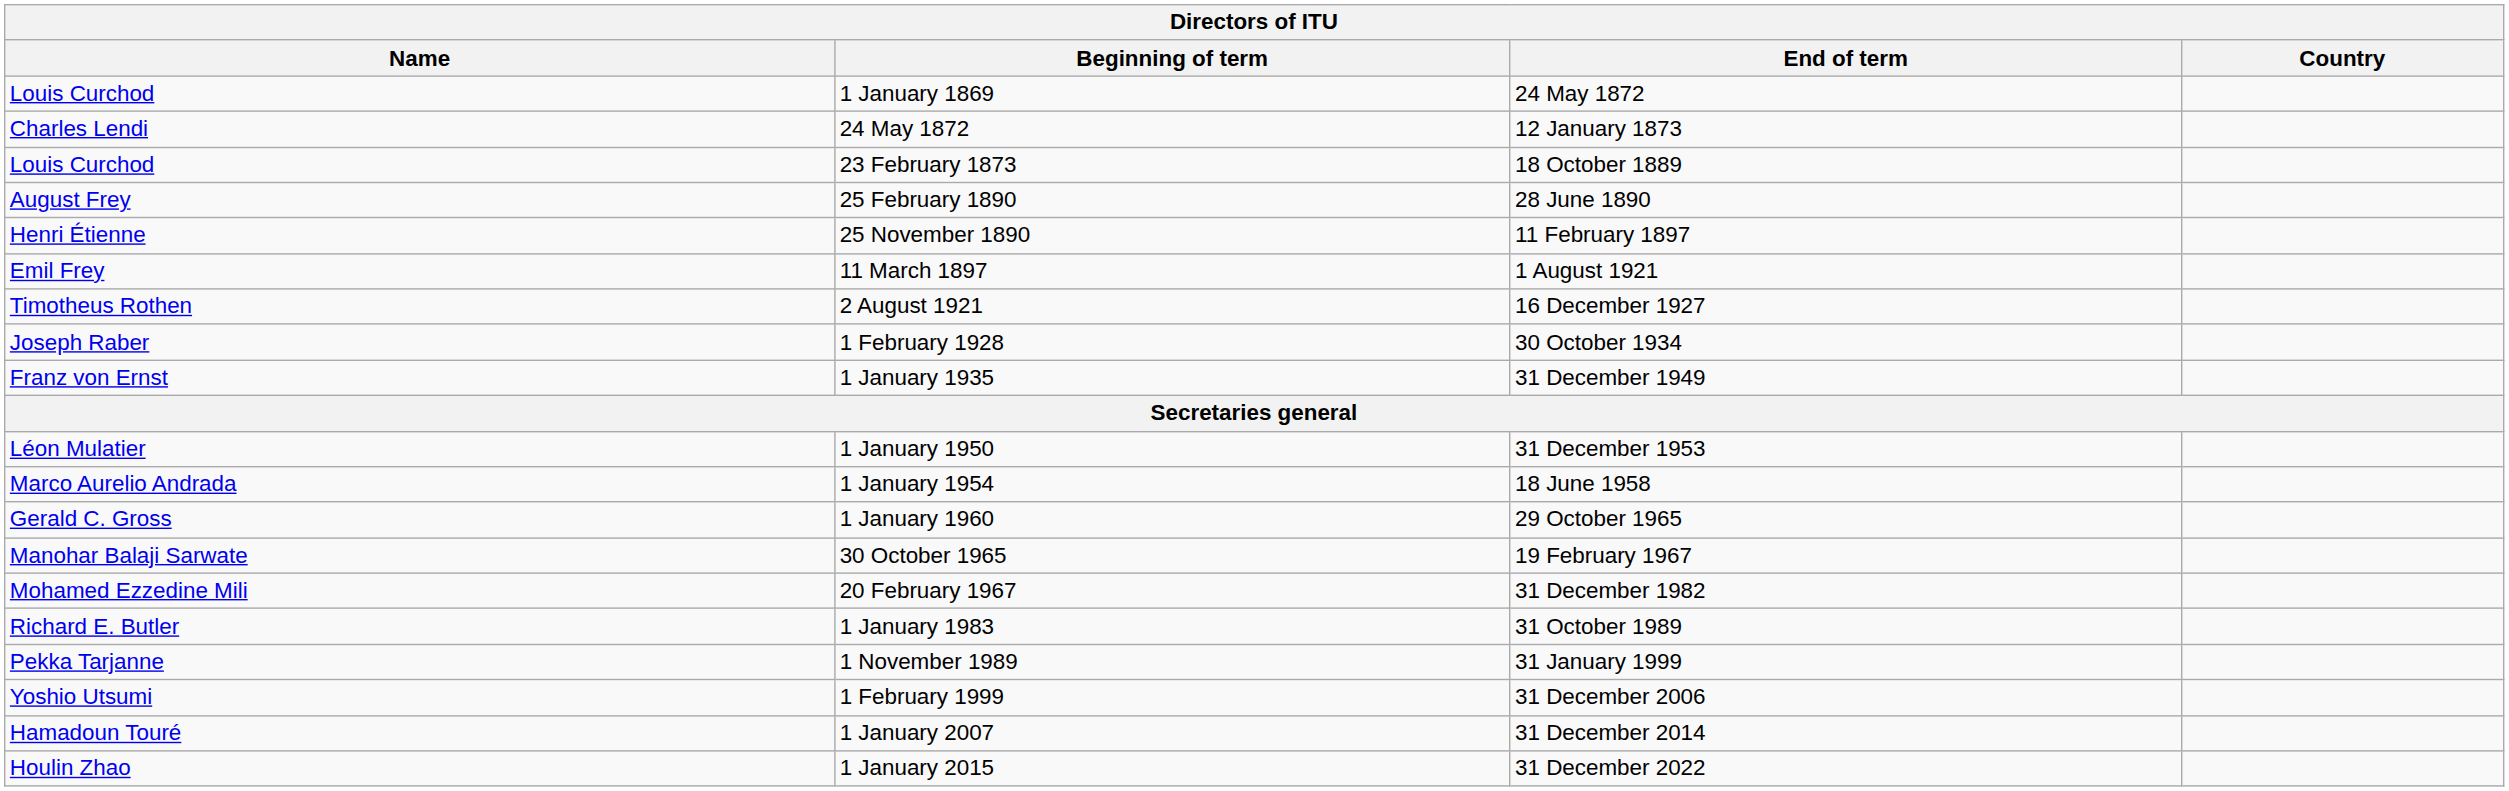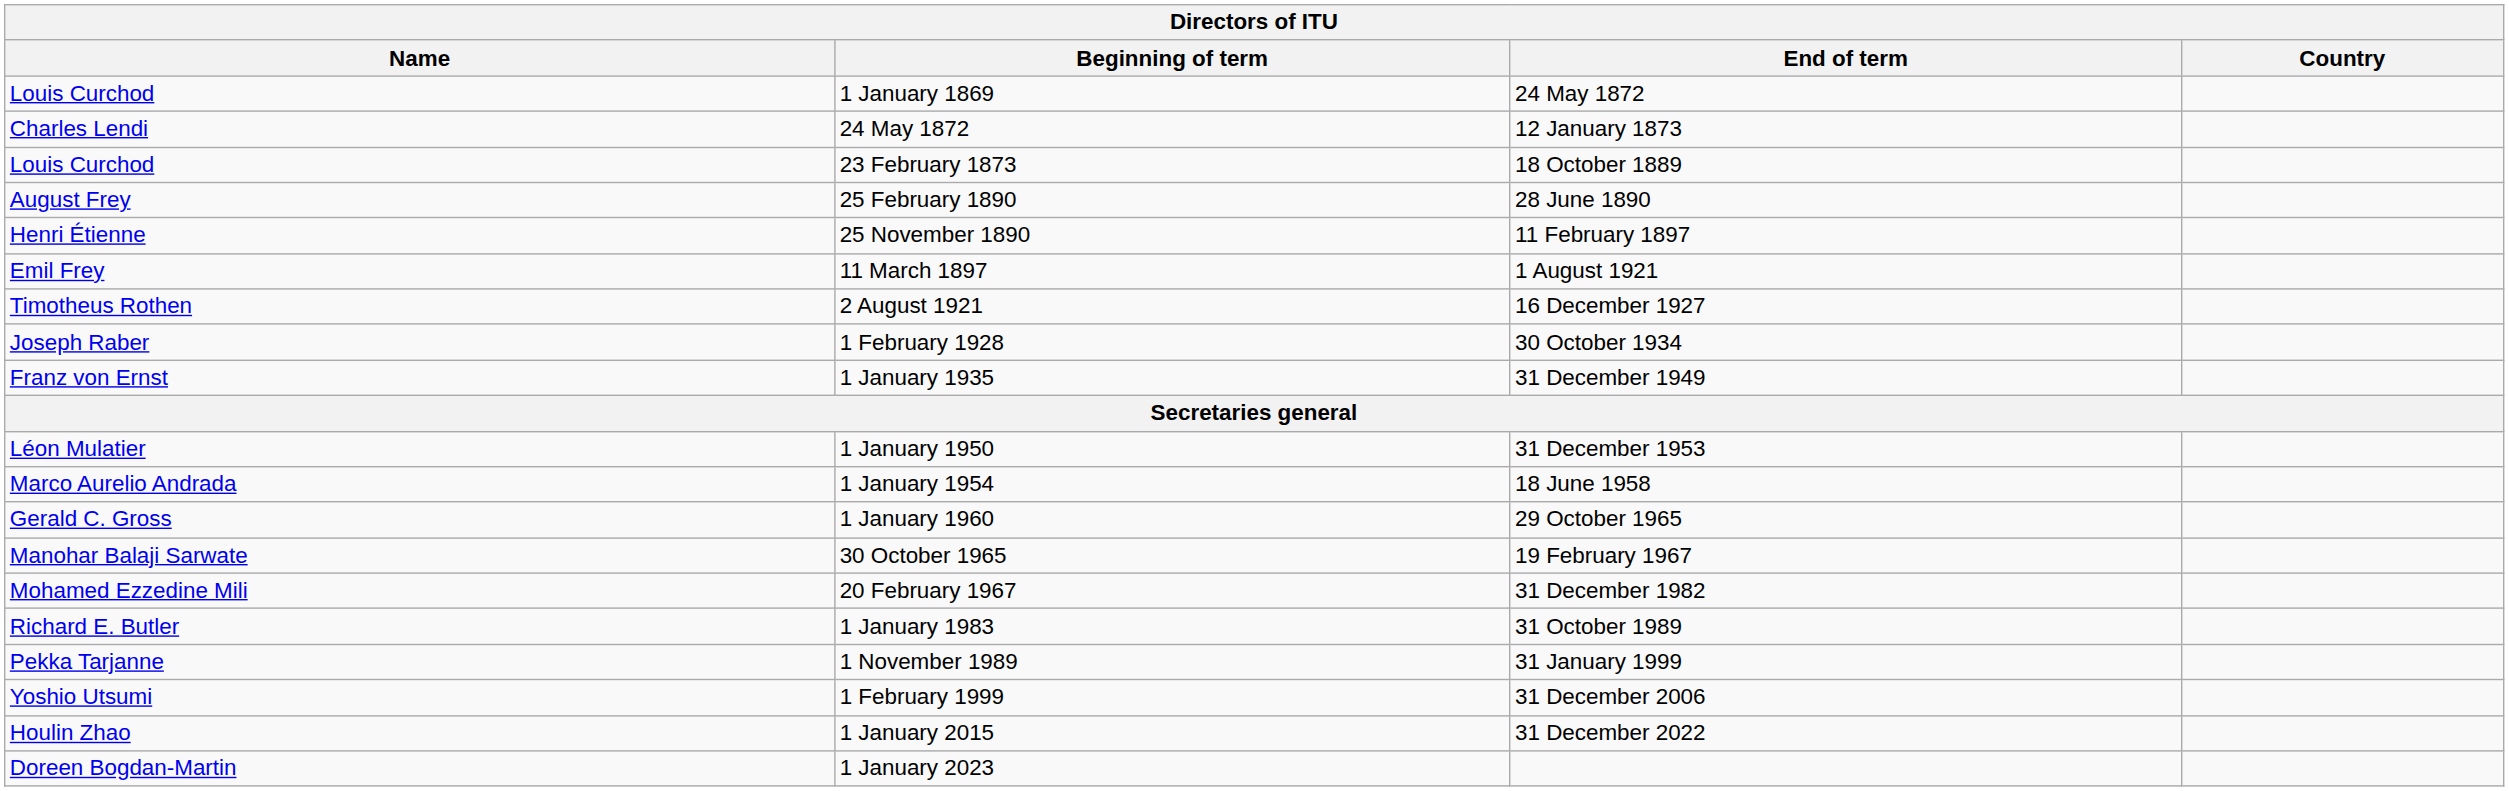- row: (917, 732)
+ row: (917, 768)
